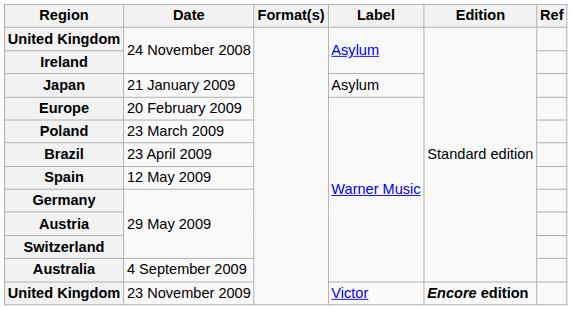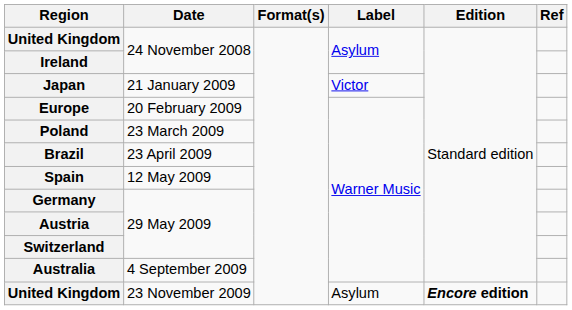(355, 85) Asylum -> (350, 85) Victor
(350, 293) Victor -> (355, 293) Asylum
